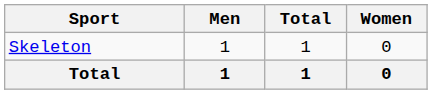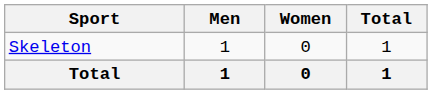columns swapped: (386, 19) <-> (306, 19)
